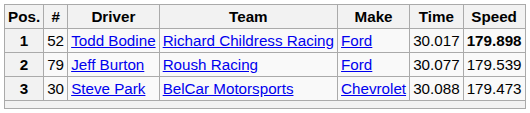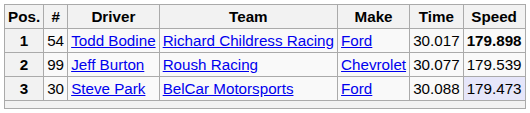(56, 41) 52 -> (56, 41) 54
(56, 65) 79 -> (56, 65) 99
(357, 65) Ford -> (374, 65) Chevrolet
(374, 89) Chevrolet -> (357, 89) Ford
(494, 89) no background -> (494, 89) lavender background
